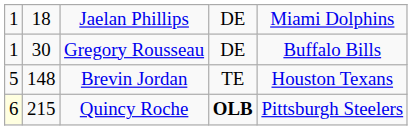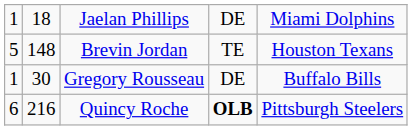rows swapped: (134, 49) <-> (134, 79)
(14, 109) lightyellow background -> (14, 109) no background
(41, 109) 215 -> (41, 109) 216
